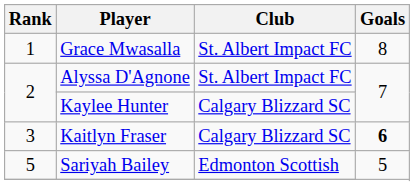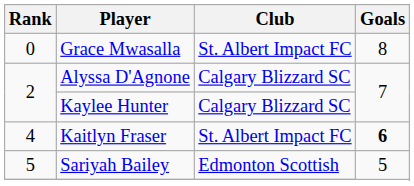(30, 48) 1 -> (30, 48) 0
(275, 77) St. Albert Impact FC -> (274, 77) Calgary Blizzard SC
(30, 135) 3 -> (30, 135) 4
(274, 135) Calgary Blizzard SC -> (275, 135) St. Albert Impact FC
